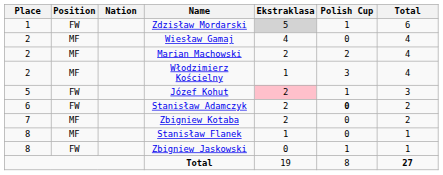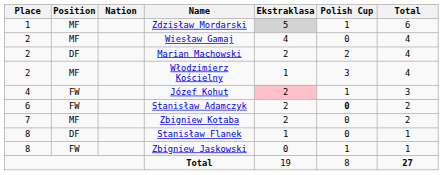(74, 26) FW -> (74, 26) MF
(74, 54) MF -> (74, 54) DF
(28, 92) 5 -> (28, 92) 4
(74, 135) MF -> (74, 135) DF
